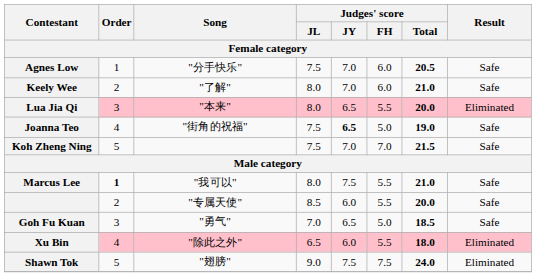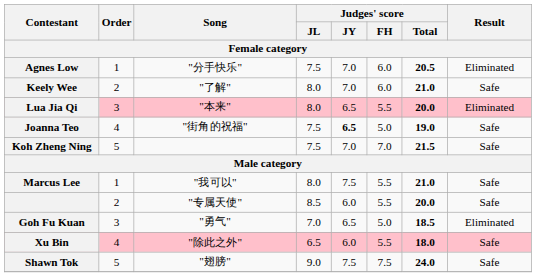(490, 67) Safe -> (490, 67) Eliminated
(117, 182) bold -> (117, 182) normal
(490, 222) Safe -> (490, 222) Eliminated
(490, 242) Eliminated -> (490, 242) Safe
(490, 262) Eliminated -> (490, 262) Safe
